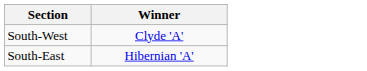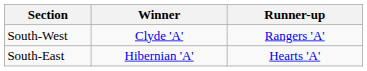+ column: (295, 14)
